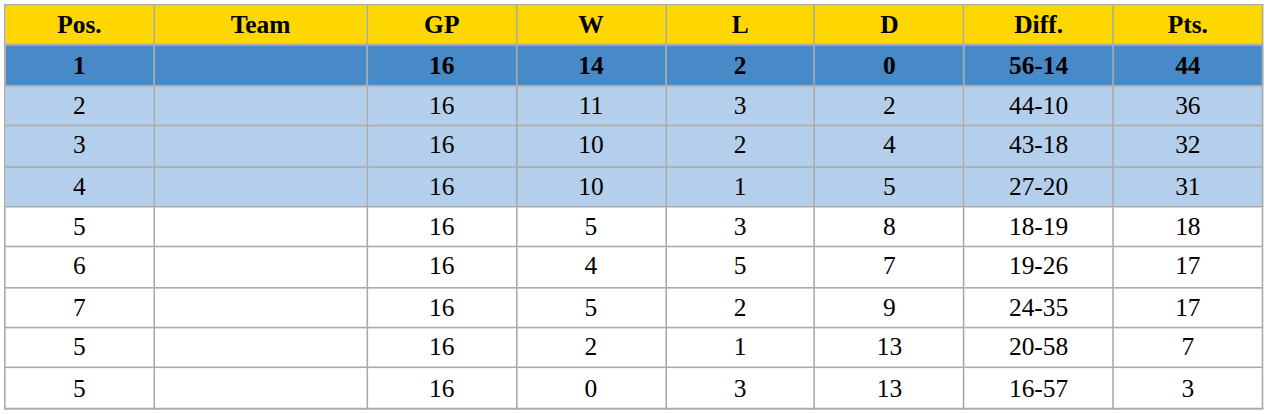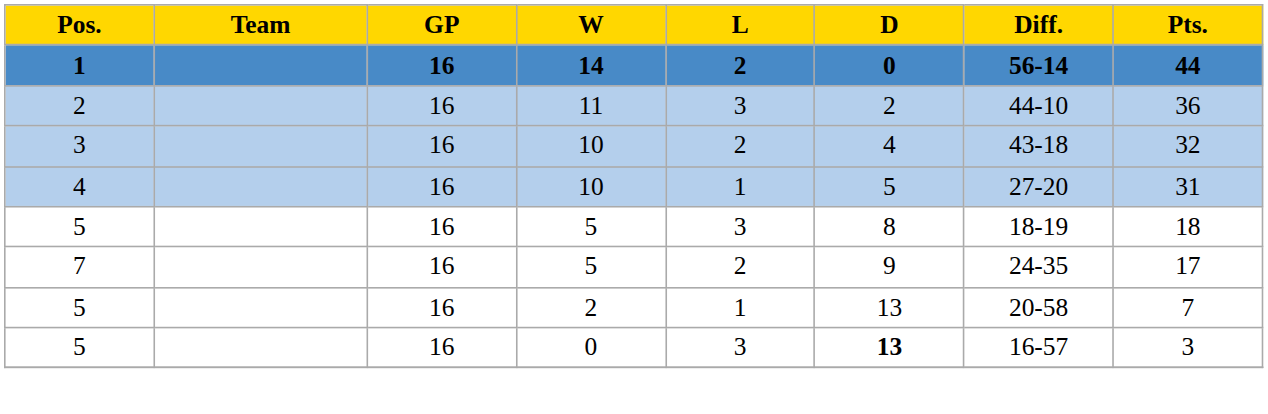- row: (79, 266)
(889, 387) normal -> (889, 347) bold
